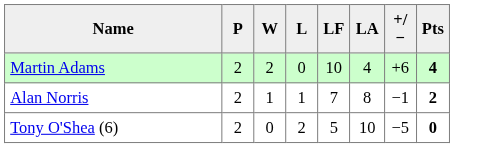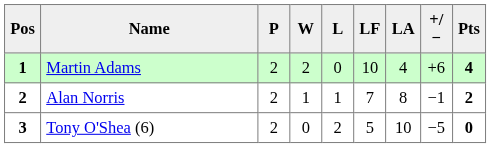+ column: (23, 28)
